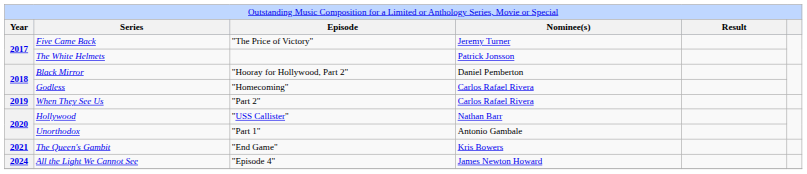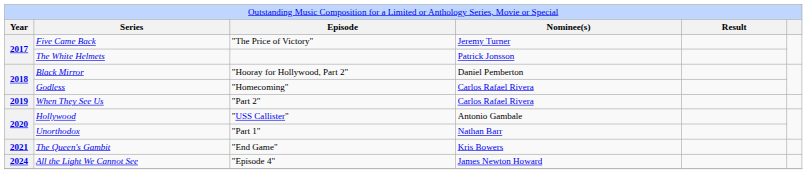(480, 117) Nathan Barr -> (490, 117) Antonio Gambale
(490, 132) Antonio Gambale -> (480, 132) Nathan Barr
